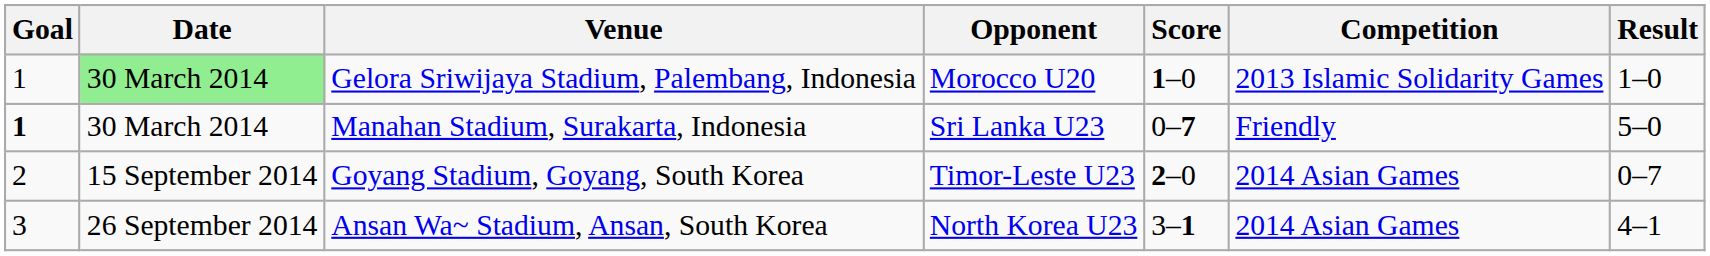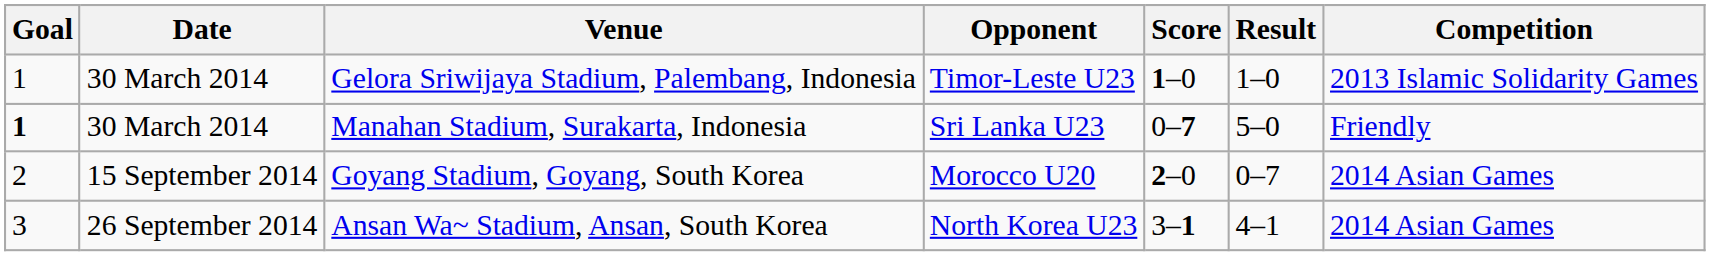columns swapped: (1658, 29) <-> (1419, 29)
(177, 78) lightgreen background -> (177, 78) no background
(1013, 78) Morocco U20 -> (1032, 78) Timor-Leste U23
(1032, 176) Timor-Leste U23 -> (1013, 176) Morocco U20
